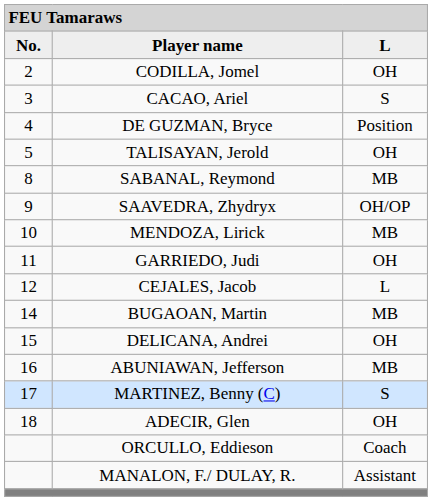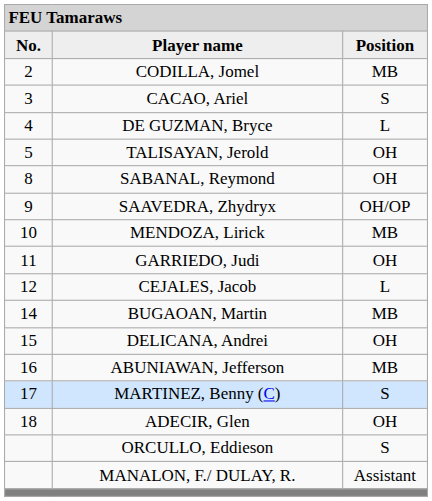(385, 44) L -> (385, 44) Position
(385, 71) OH -> (385, 71) MB
(385, 125) Position -> (385, 125) L
(385, 179) MB -> (385, 179) OH
(385, 448) Coach -> (385, 448) S
